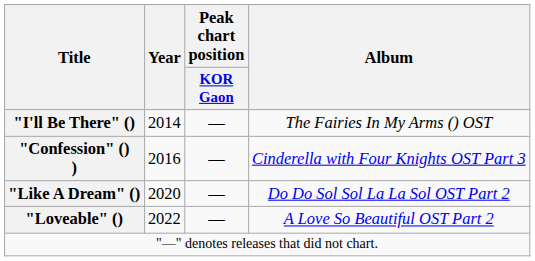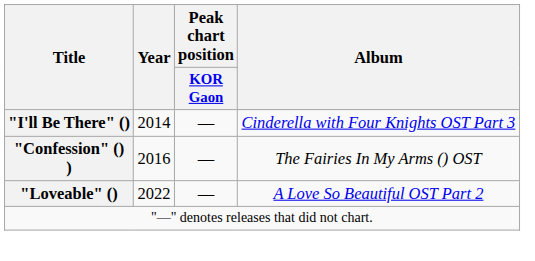(389, 122) The Fairies In My Arms () OST -> (378, 122) Cinderella with Four Knights OST Part 3
(389, 158) Cinderella with Four Knights OST Part 3 -> (378, 158) The Fairies In My Arms () OST
- row: (74, 193)
